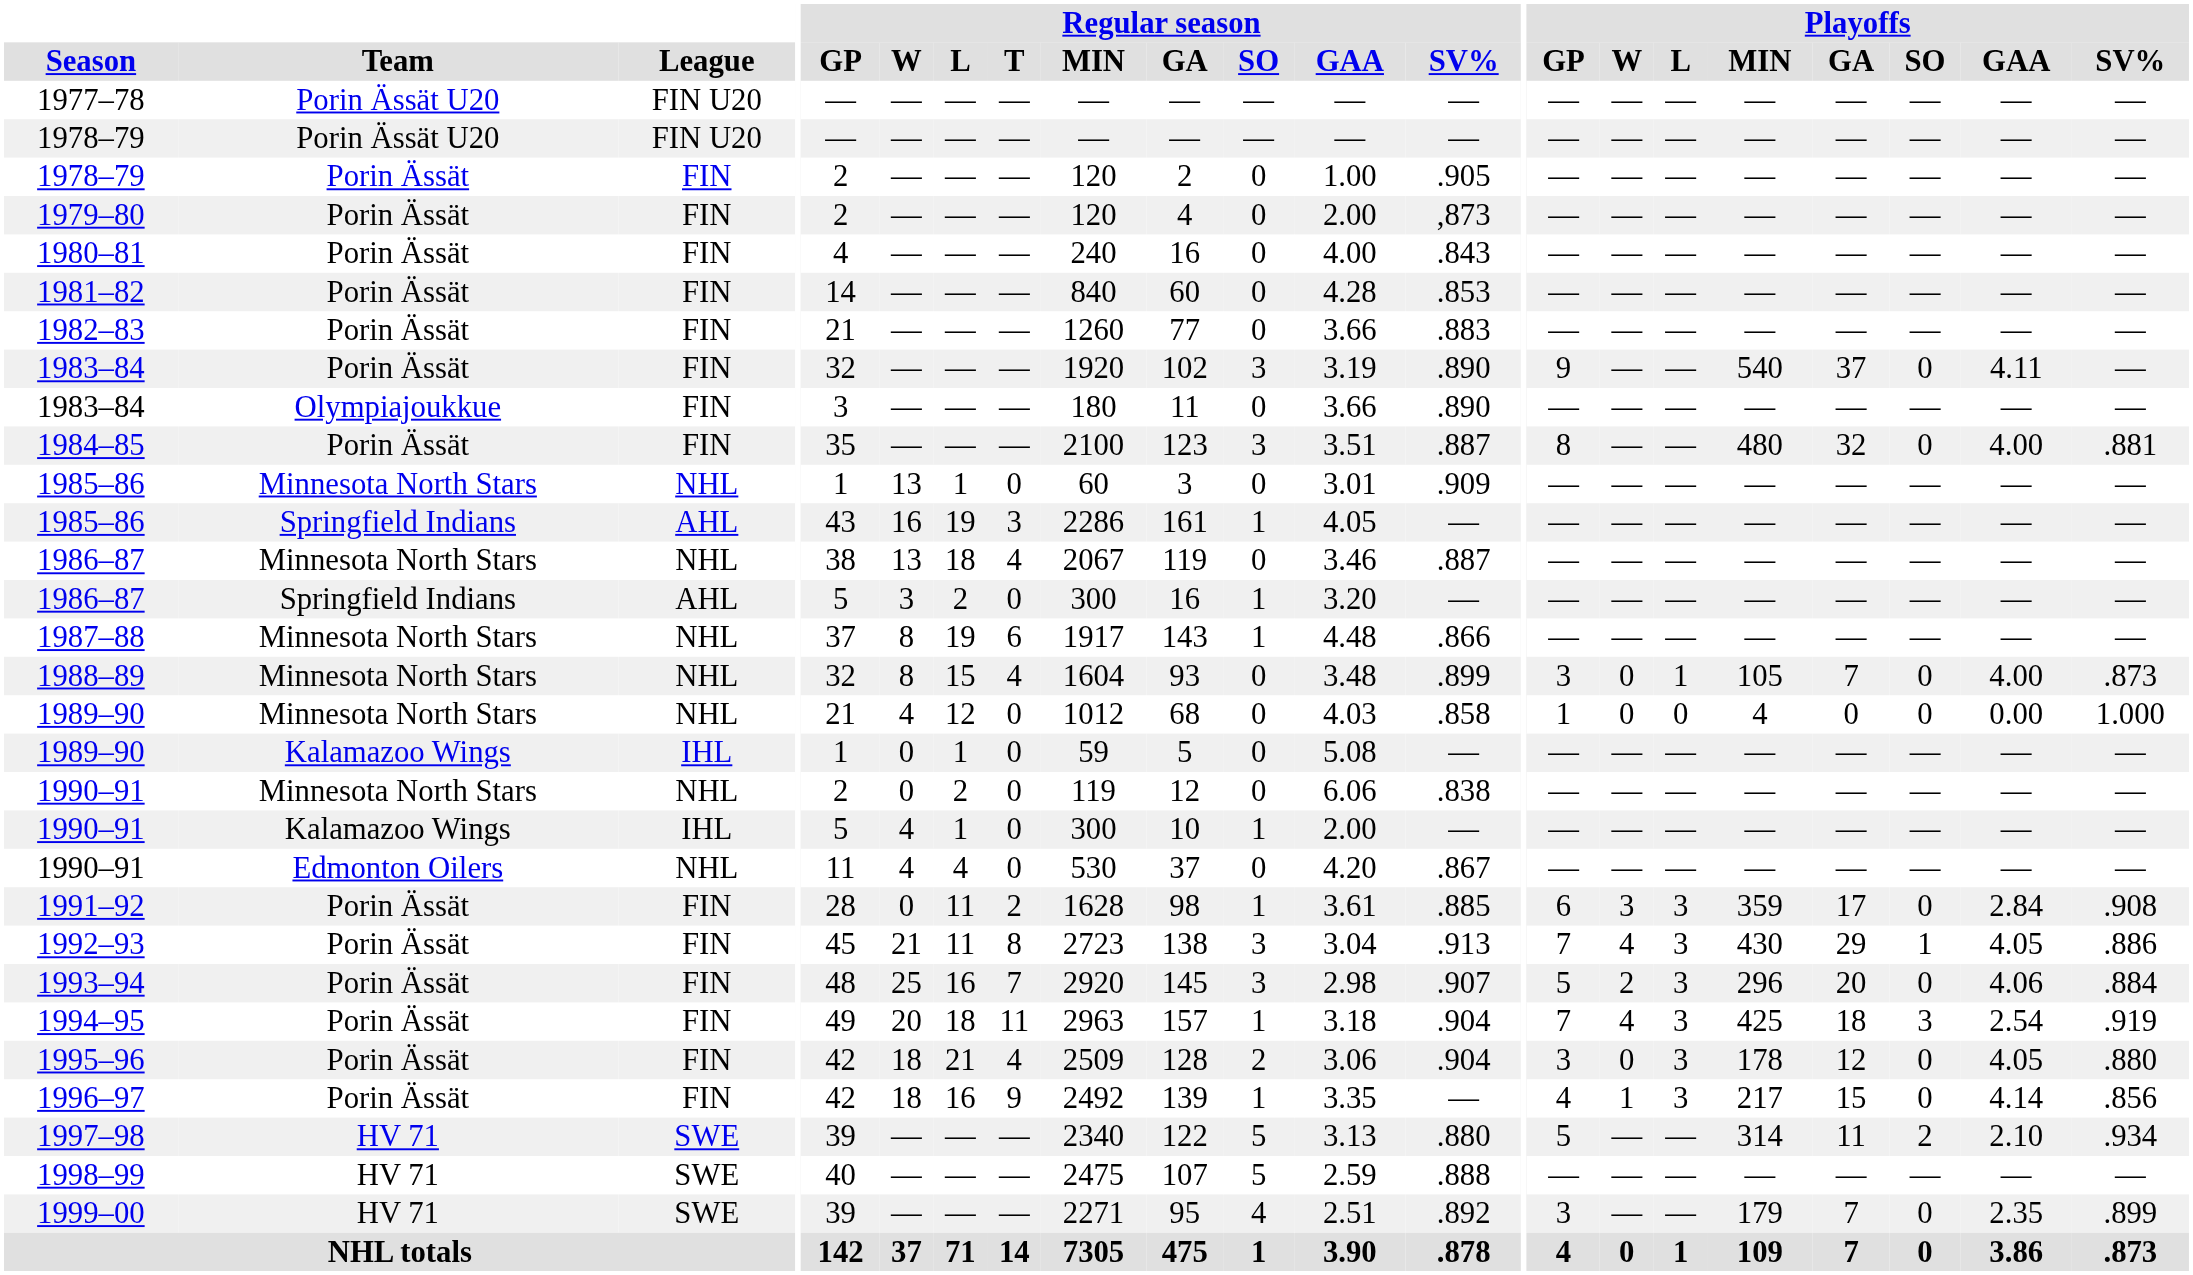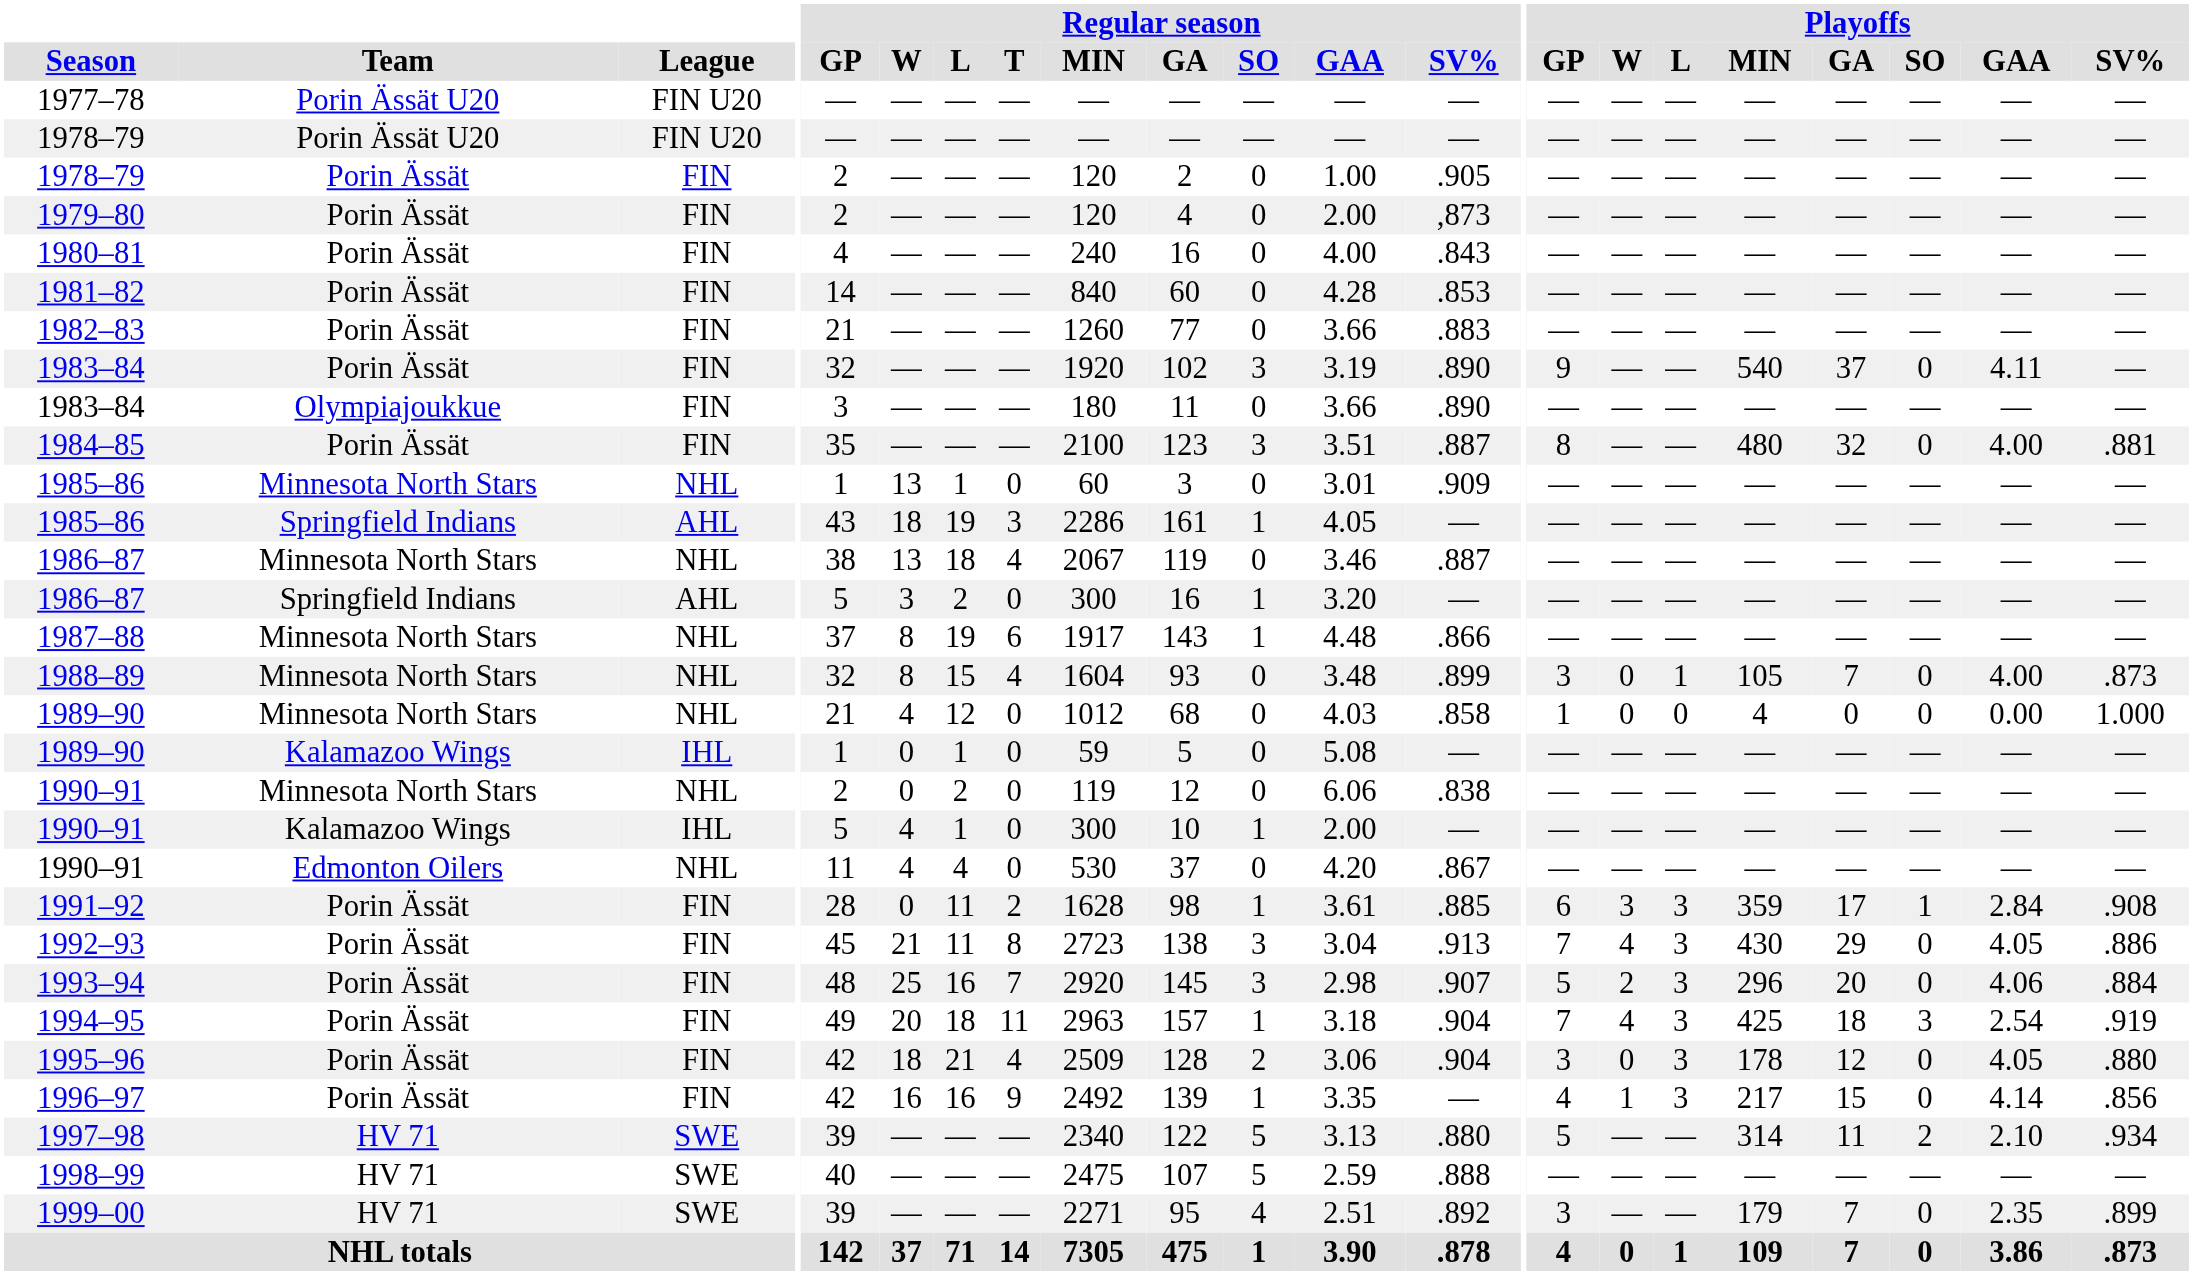(906, 521) 16 -> (906, 521) 18
(1925, 905) 0 -> (1925, 905) 1
(1925, 944) 1 -> (1925, 944) 0
(906, 1097) 18 -> (906, 1097) 16
